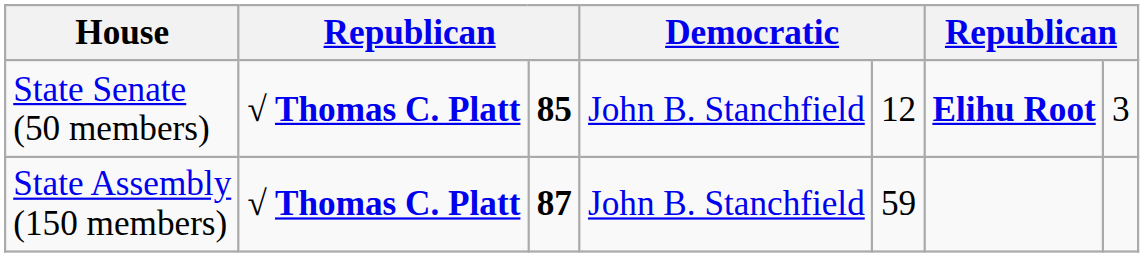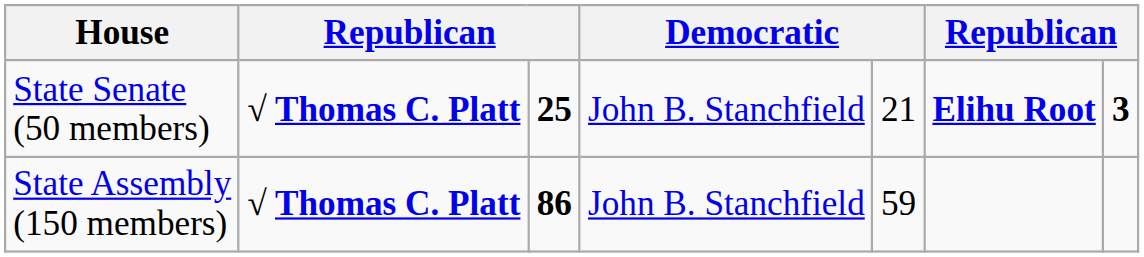(554, 108) 85 -> (554, 108) 25
(899, 108) 12 -> (899, 108) 21
(1121, 108) normal -> (1121, 108) bold
(554, 203) 87 -> (554, 203) 86
